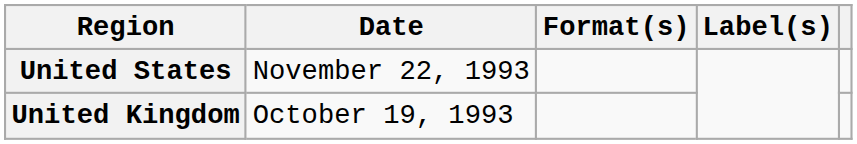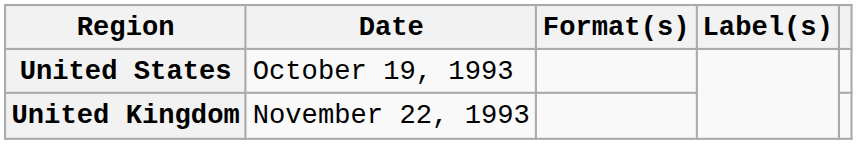(391, 71) November 22, 1993 -> (383, 71) October 19, 1993
(383, 116) October 19, 1993 -> (391, 116) November 22, 1993
